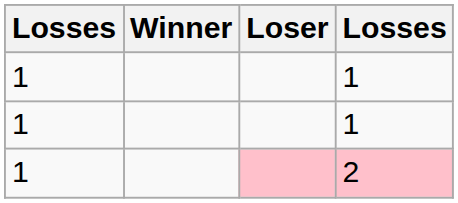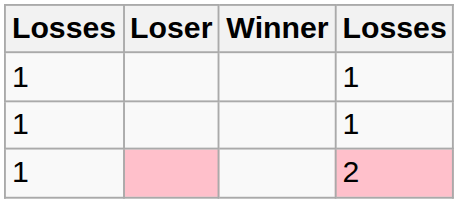columns swapped: (181, 28) <-> (287, 28)
